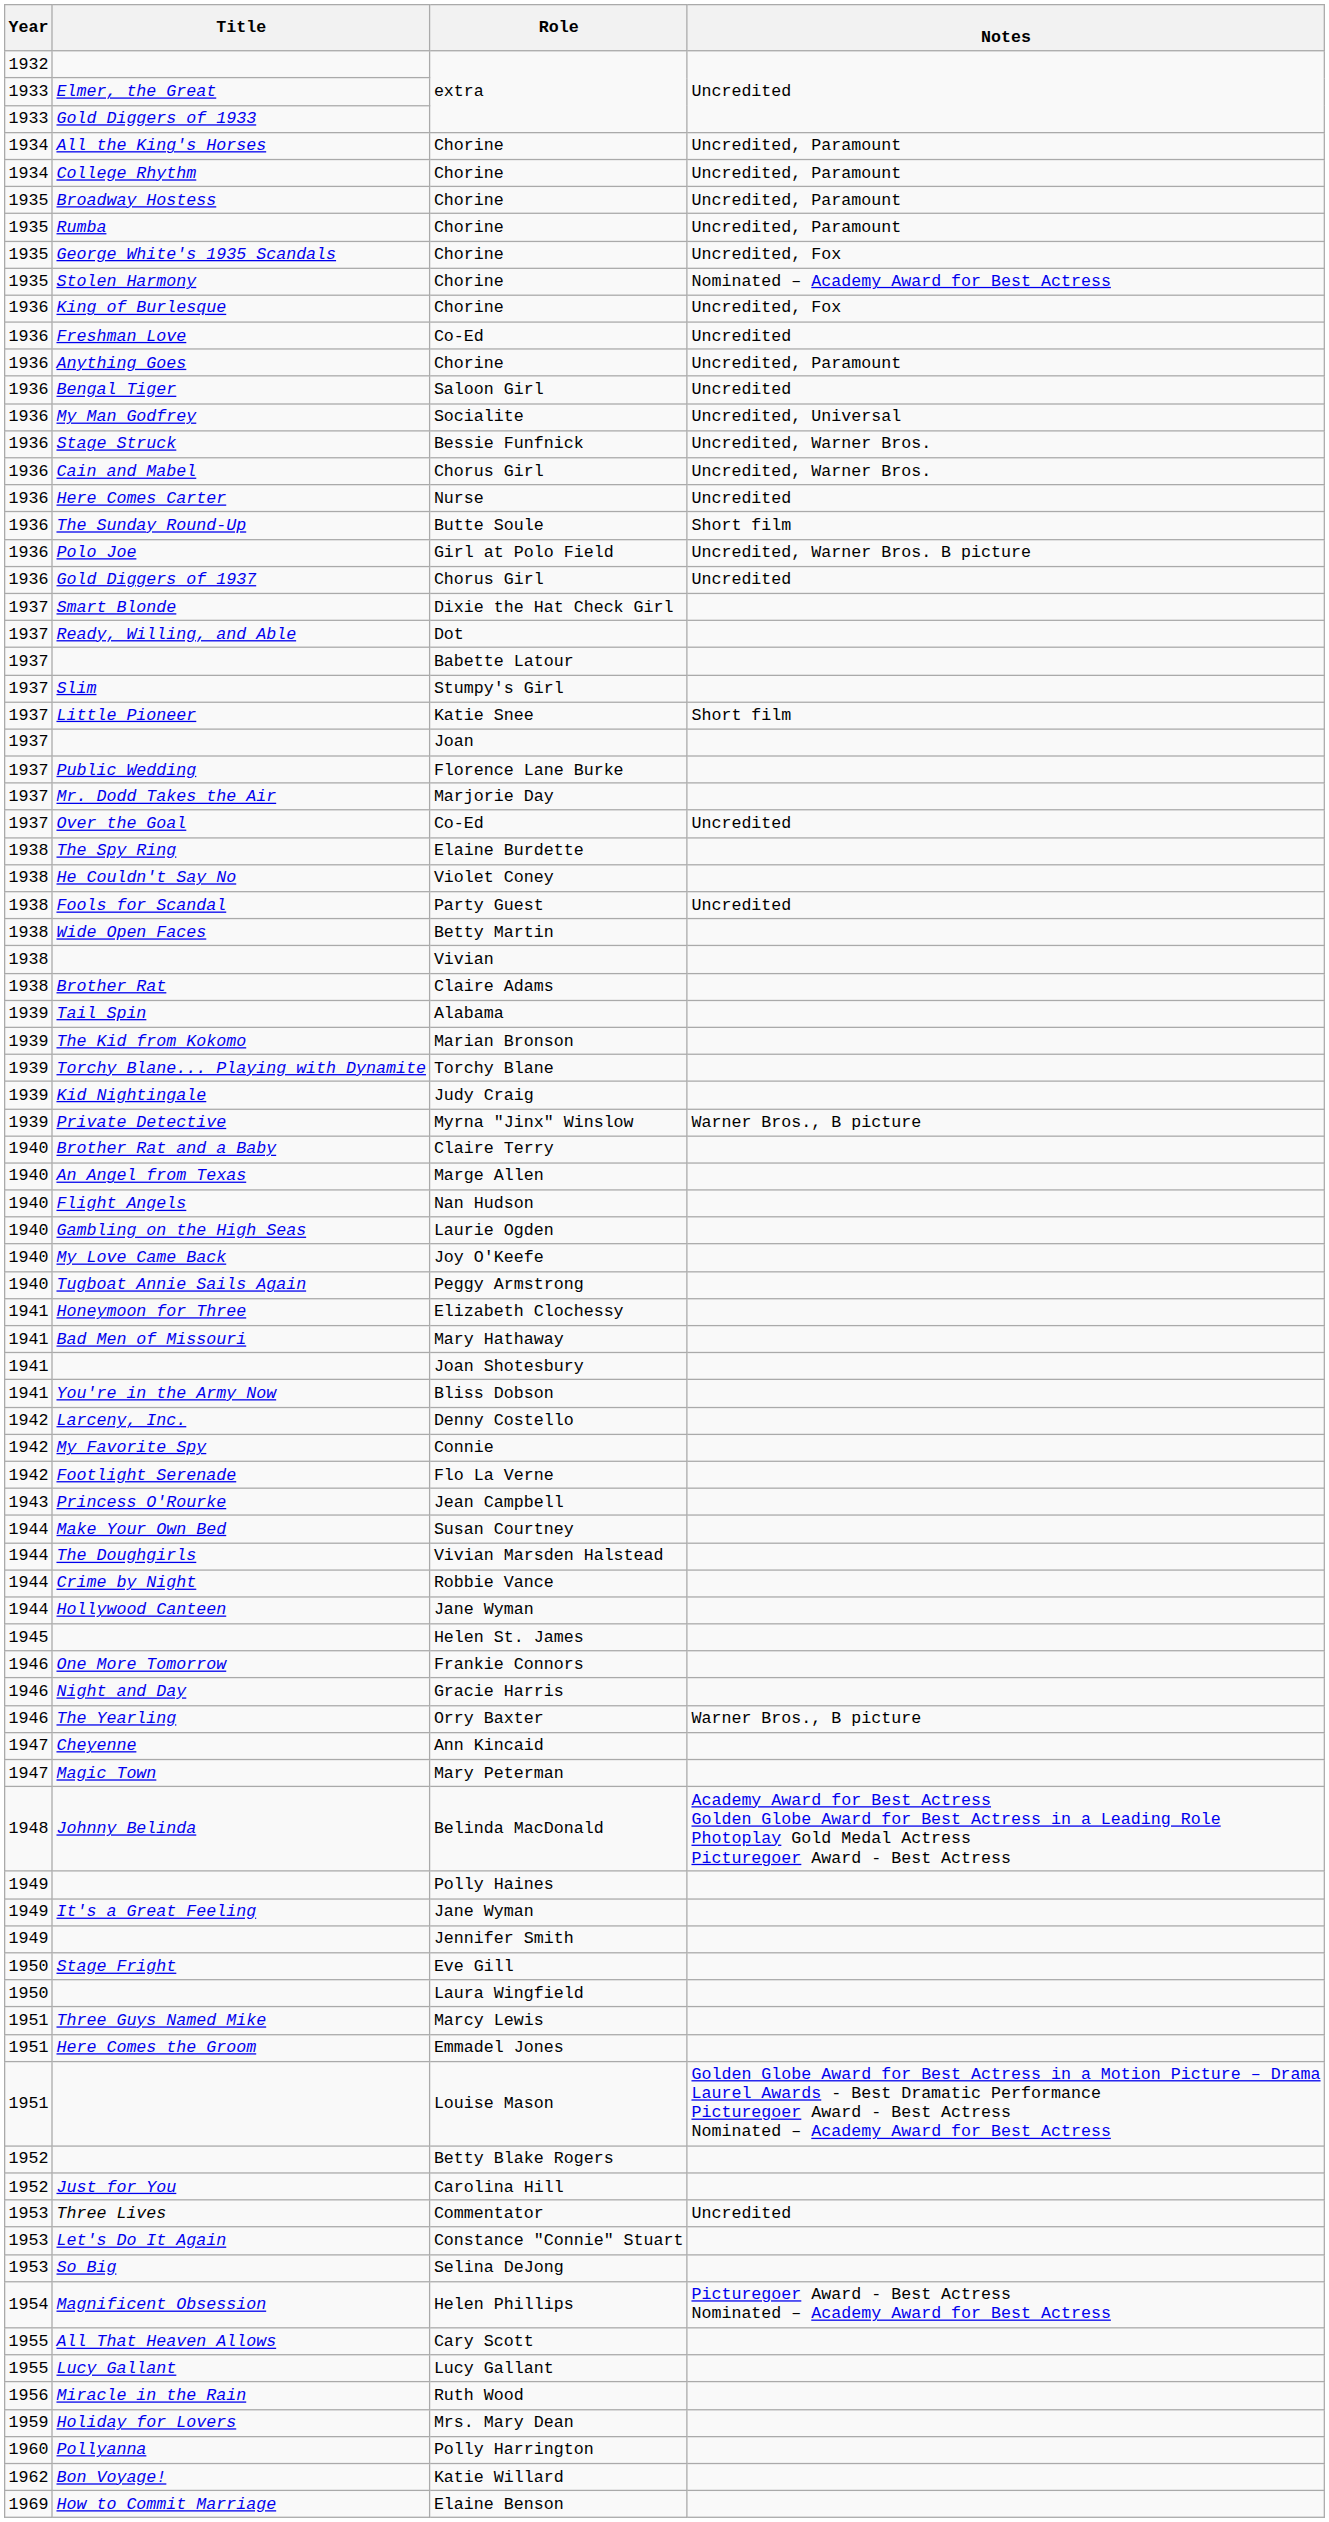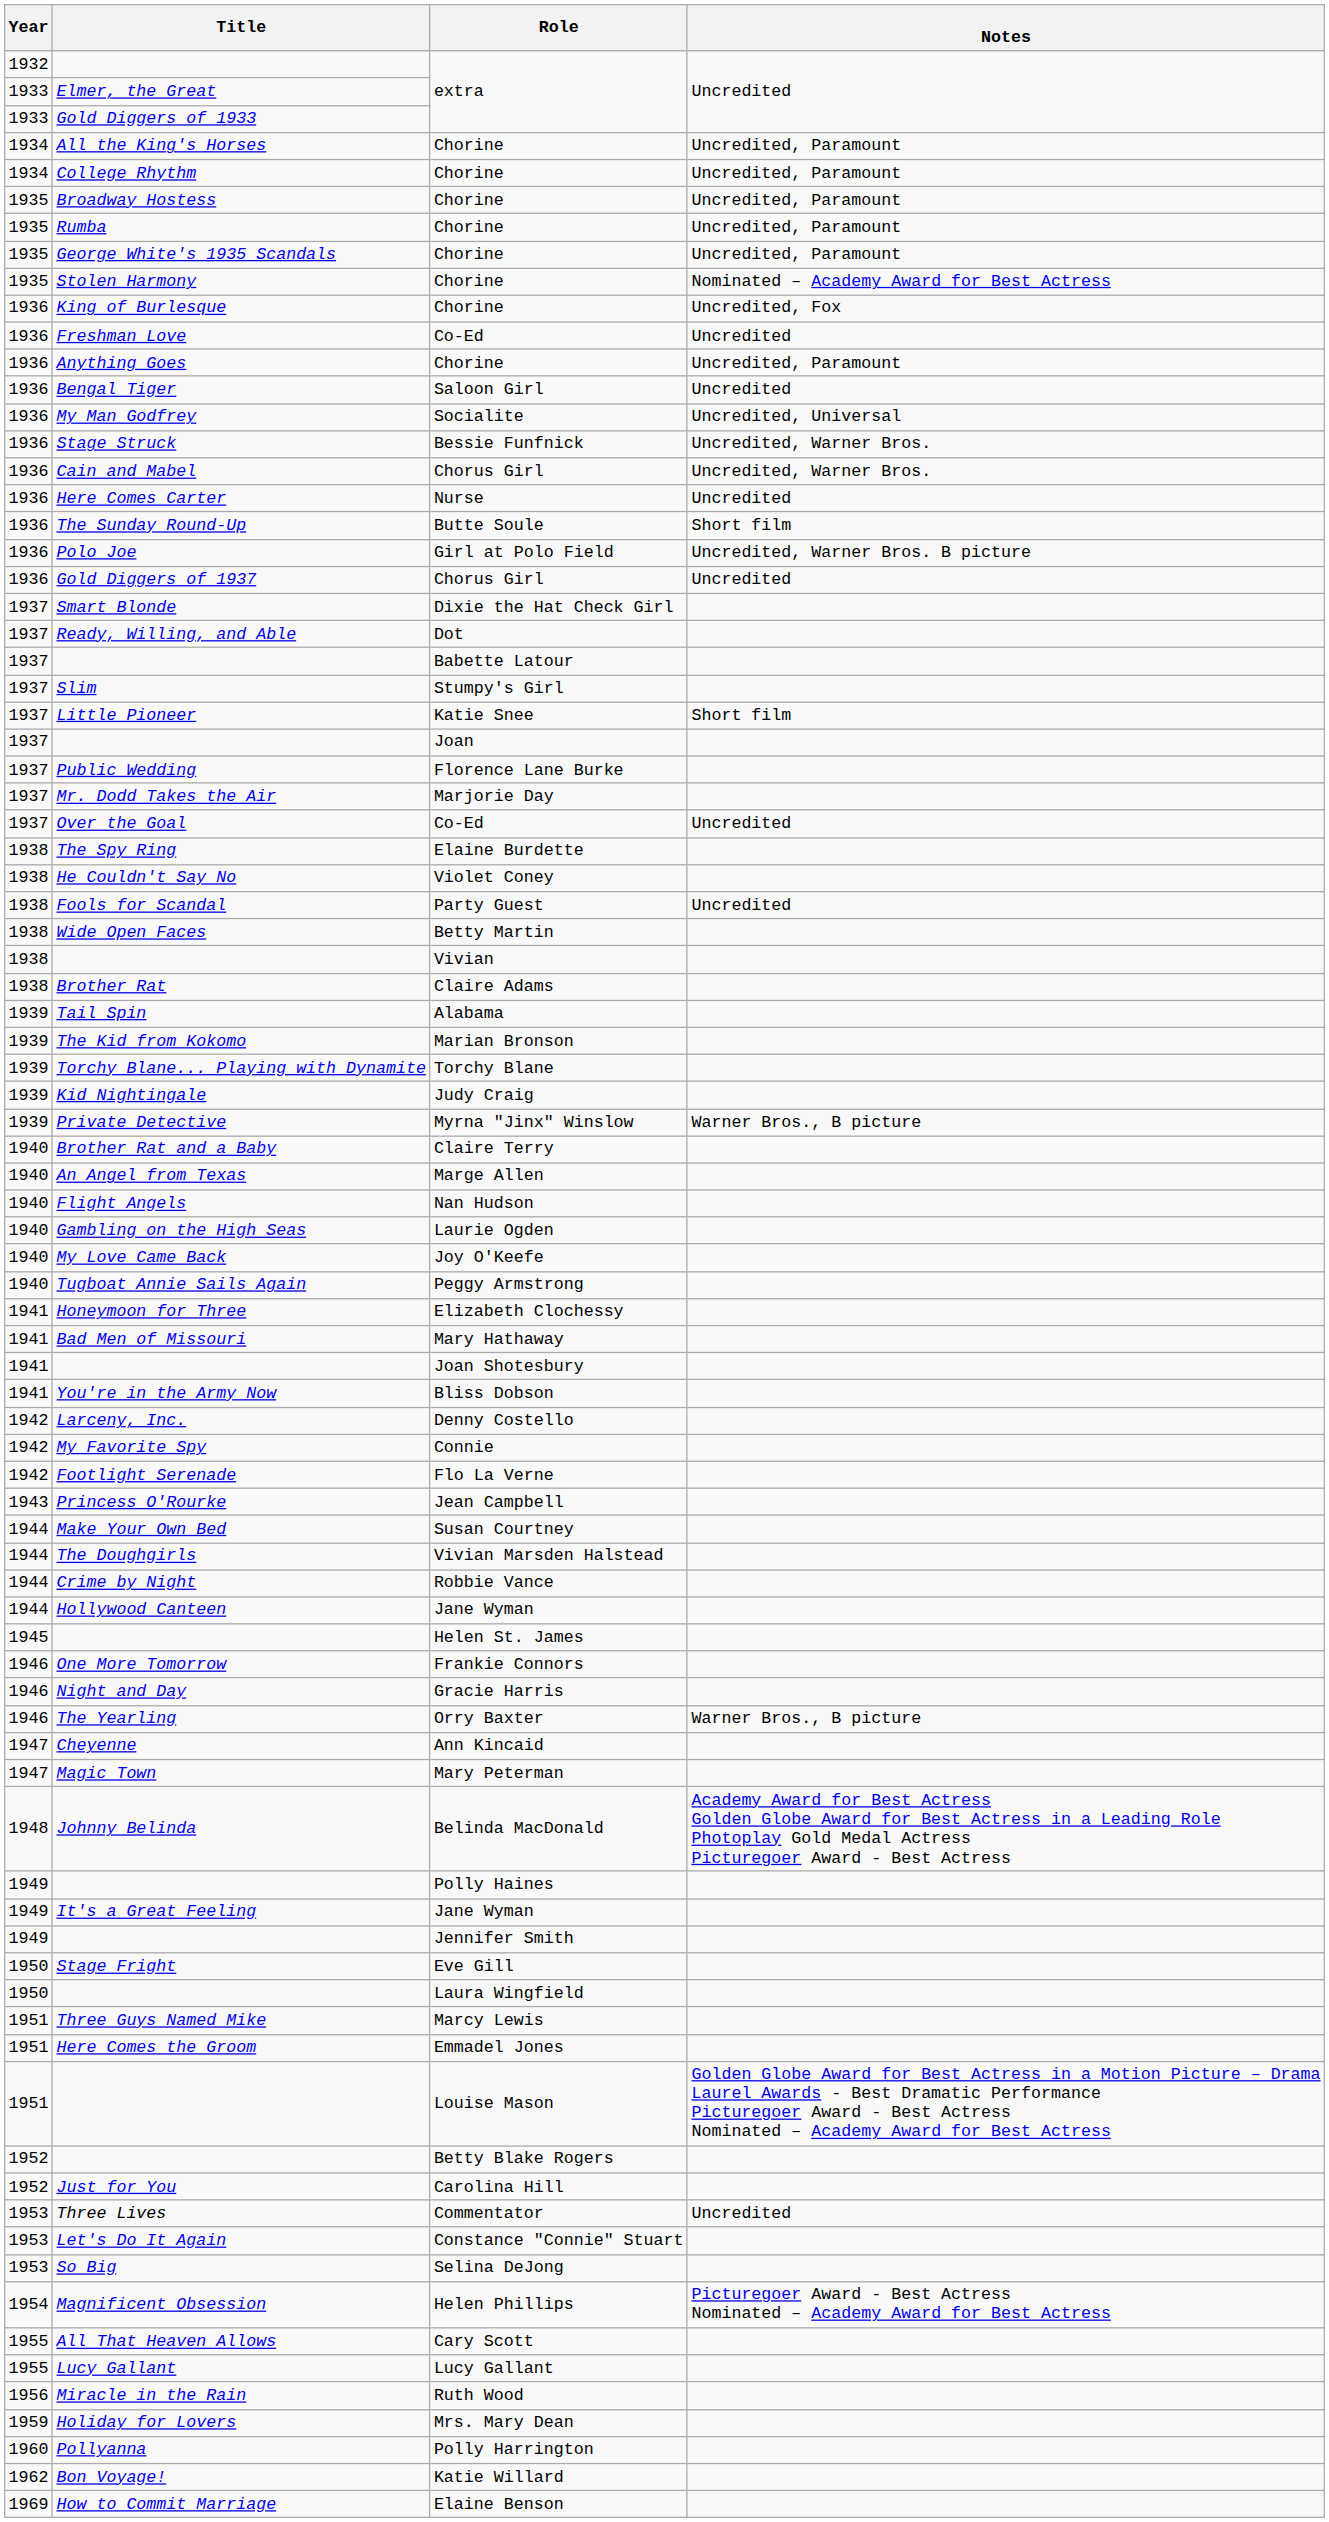(766, 254) Uncredited, Fox -> (796, 254) Uncredited, Paramount
